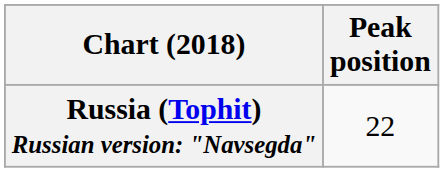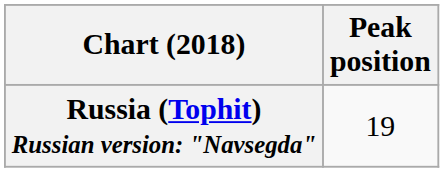(380, 125) 22 -> (380, 125) 19
